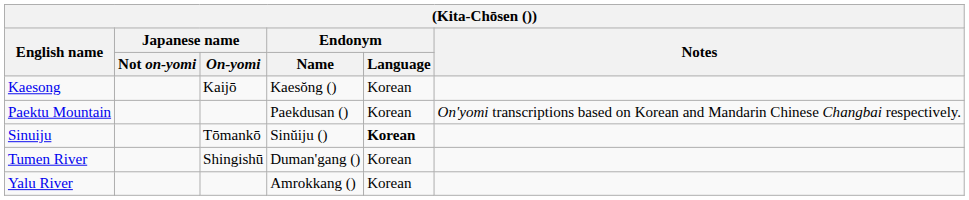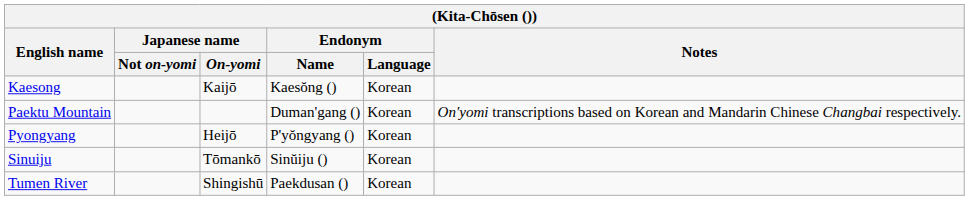(309, 111) Paekdusan () -> (315, 111) Duman'gang ()
+ row: (42, 135)
(391, 135) bold -> (389, 159) normal
(315, 159) Duman'gang () -> (309, 183) Paekdusan ()
- row: (40, 183)
